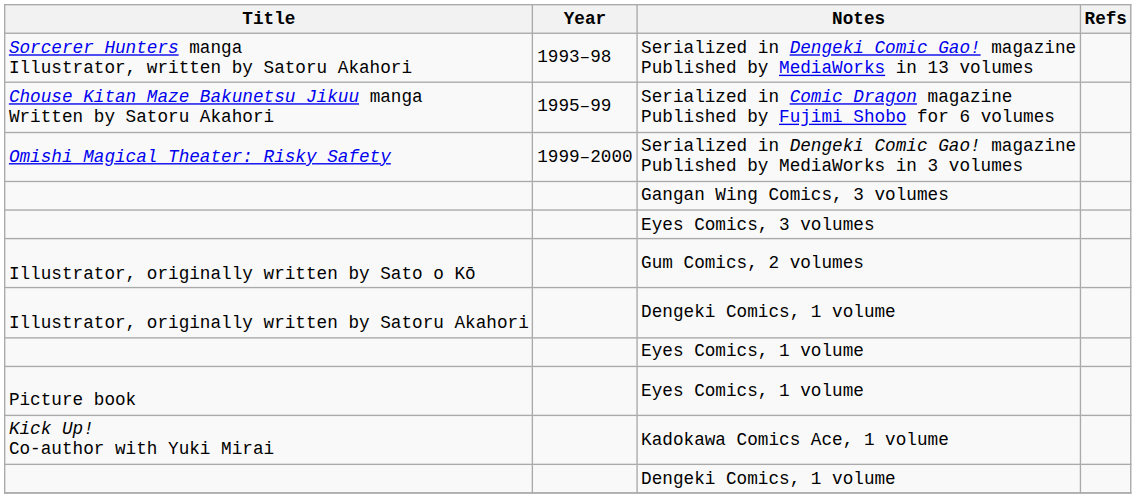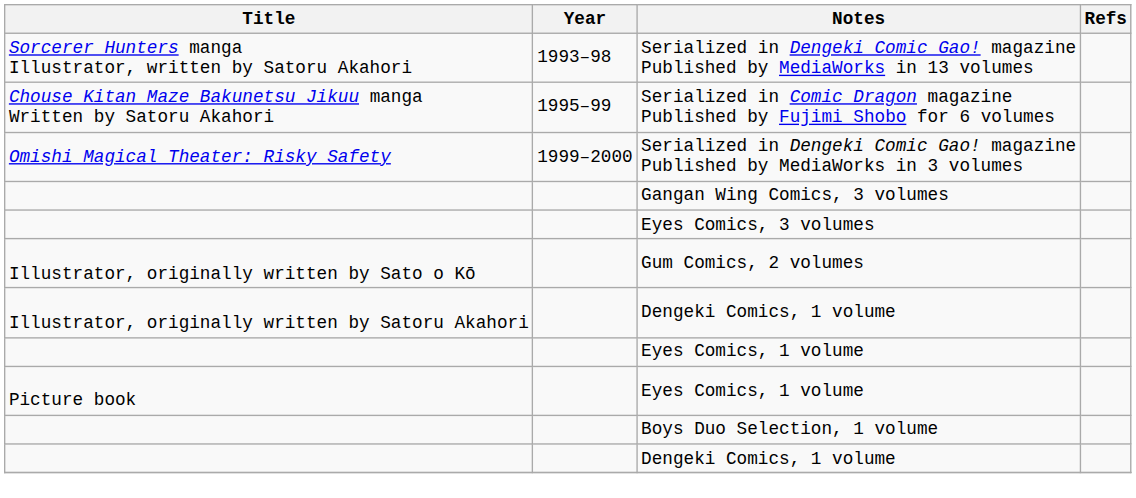+ row: (269, 430)
- row: (142, 440)
